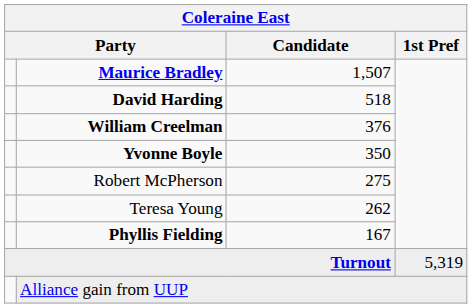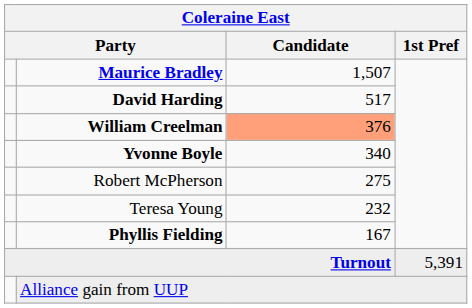(378, 99) 518 -> (378, 99) 517
(378, 126) no background -> (378, 126) lightsalmon background
(378, 153) 350 -> (378, 153) 340
(378, 208) 262 -> (378, 208) 232
(444, 262) 5,319 -> (444, 262) 5,391
